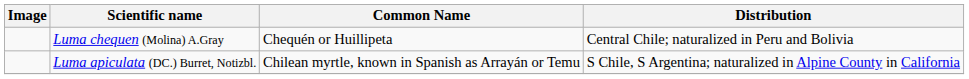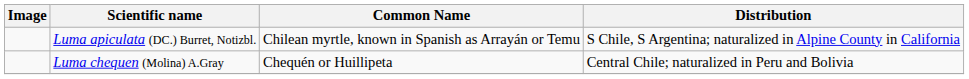rows swapped: (155, 62) <-> (139, 39)
